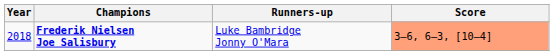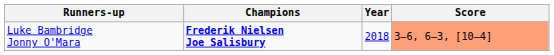columns swapped: (19, 13) <-> (302, 13)
